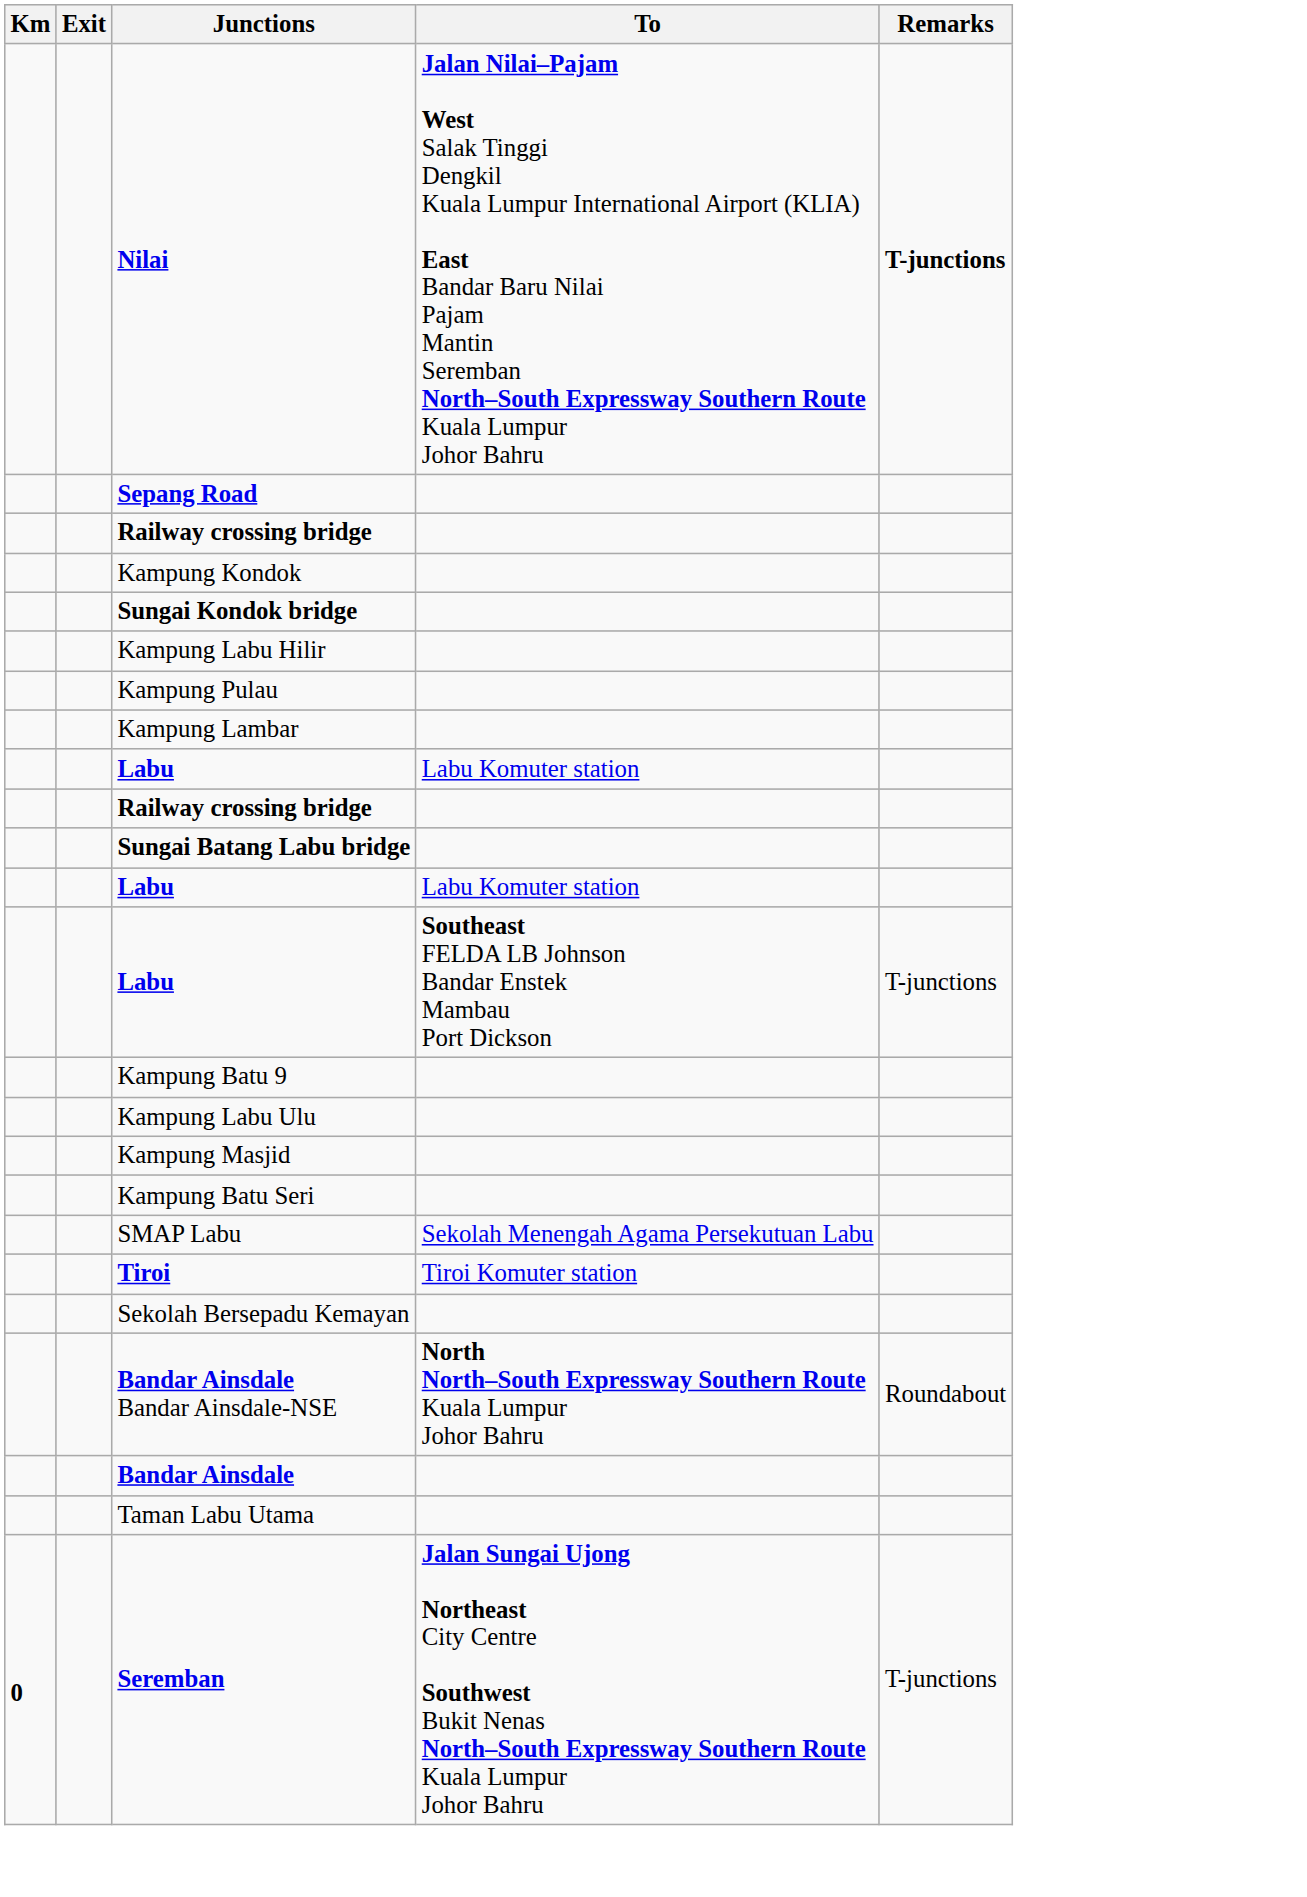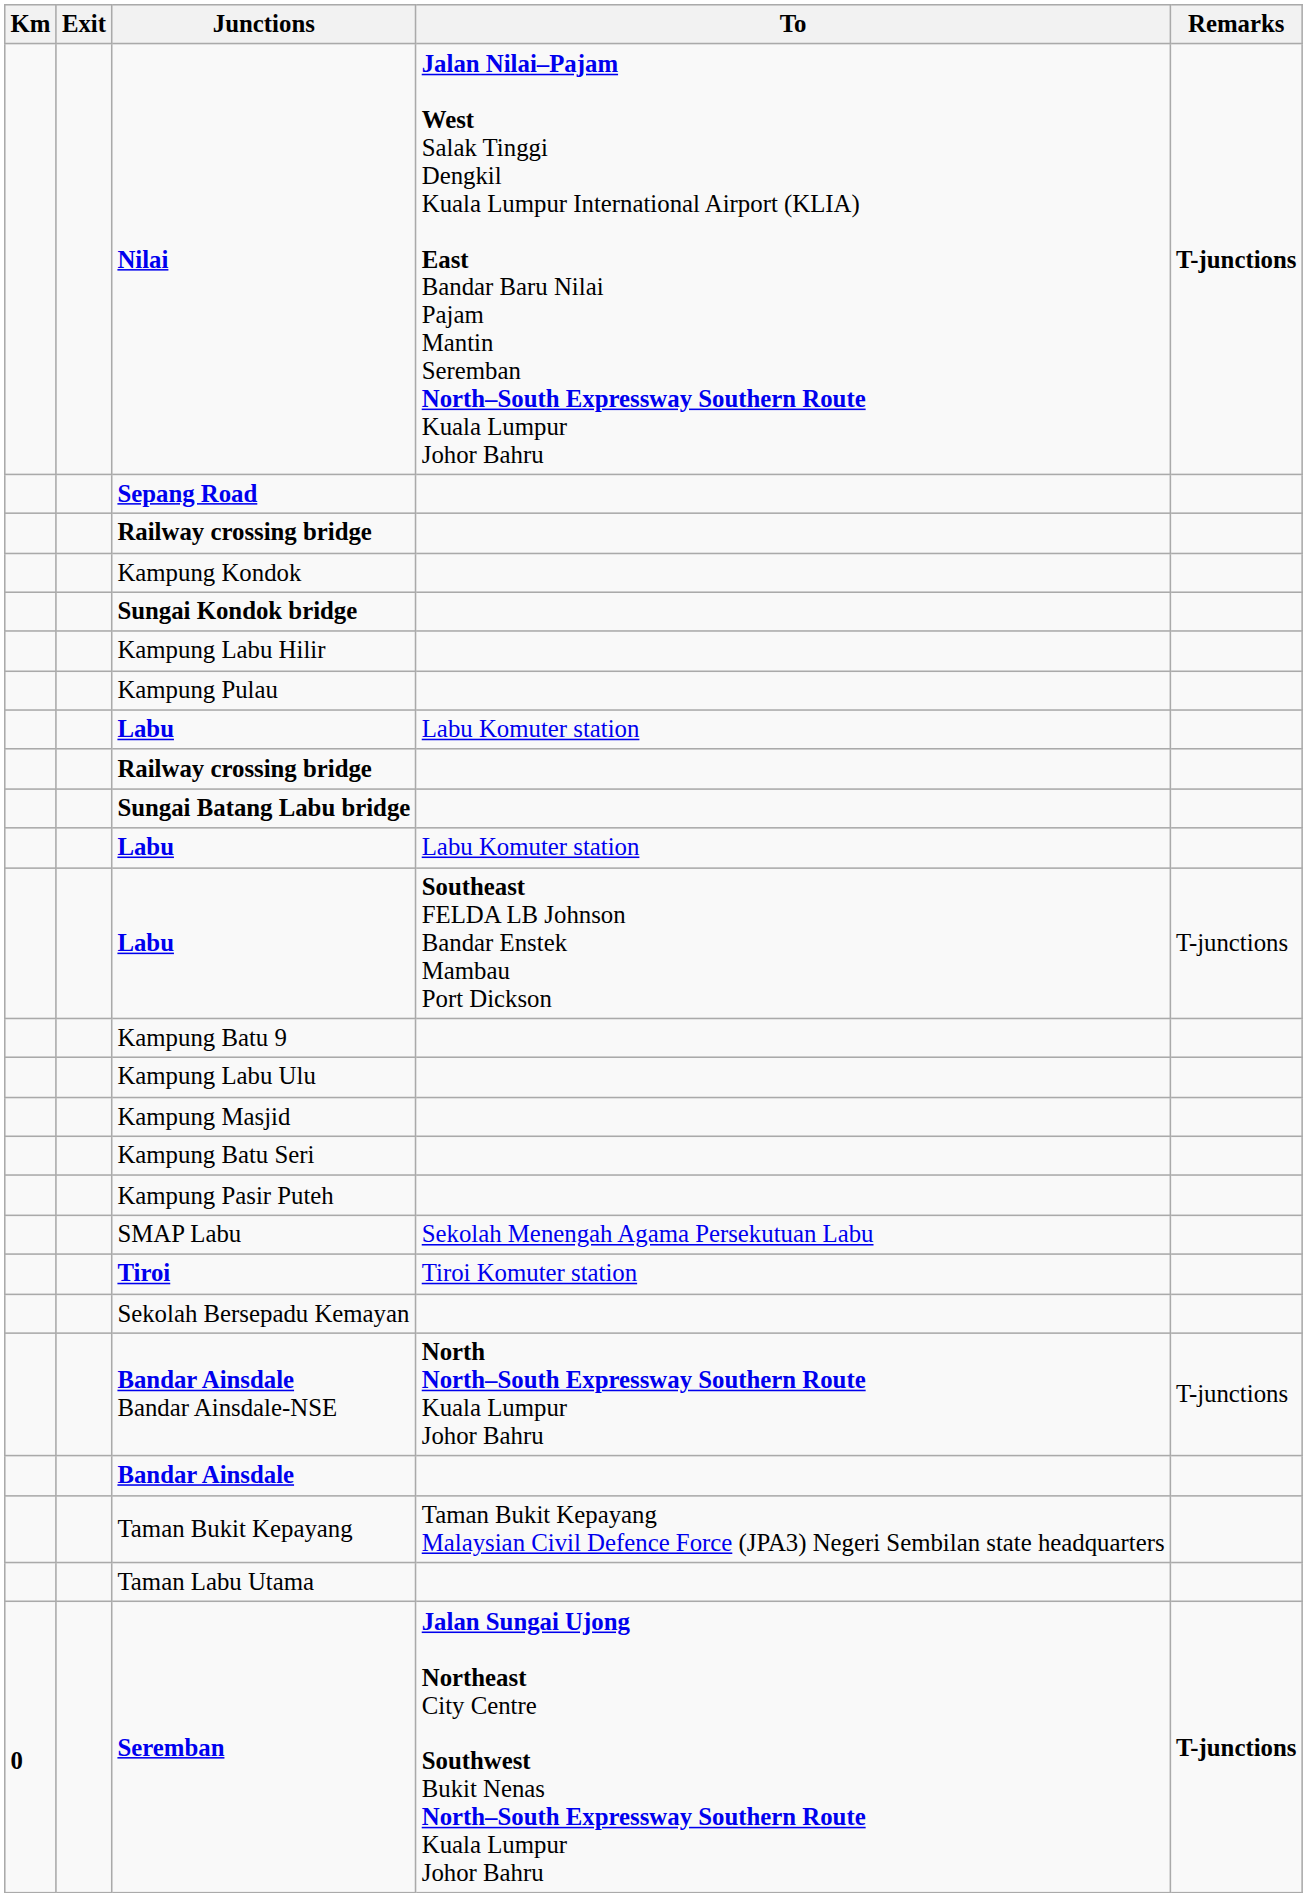- row: (208, 729)
+ row: (226, 1194)
(946, 1394) Roundabout -> (1232, 1394) T-junctions
+ row: (235, 1528)
(941, 1679) normal -> (1236, 1746) bold
